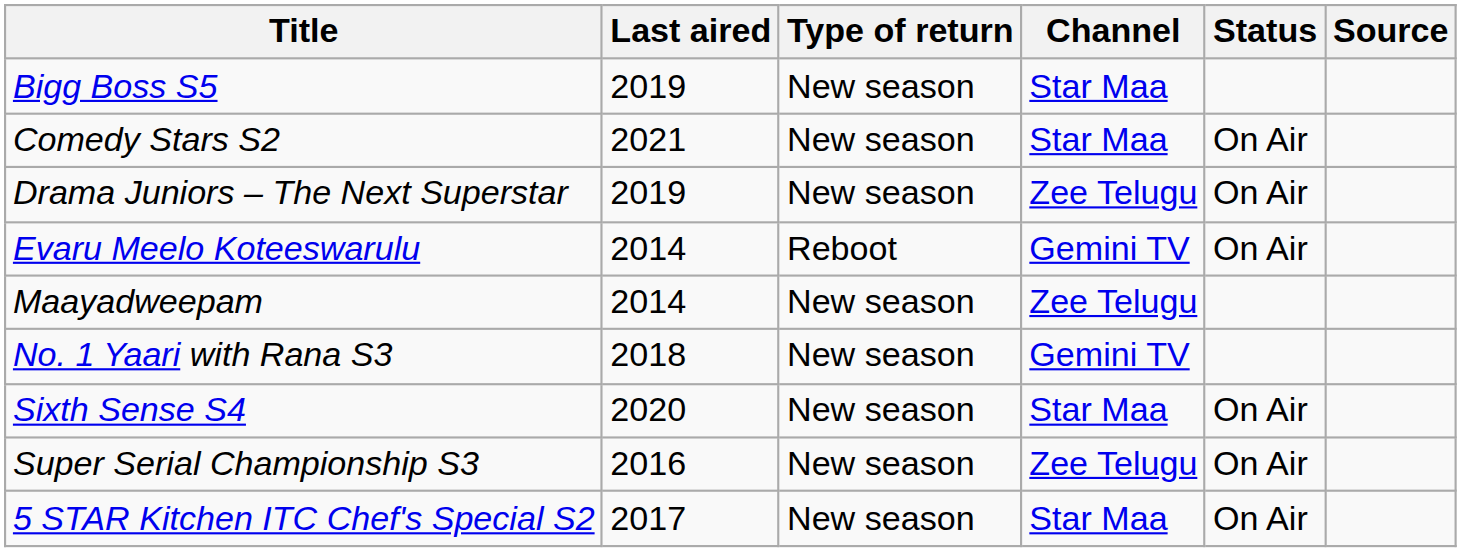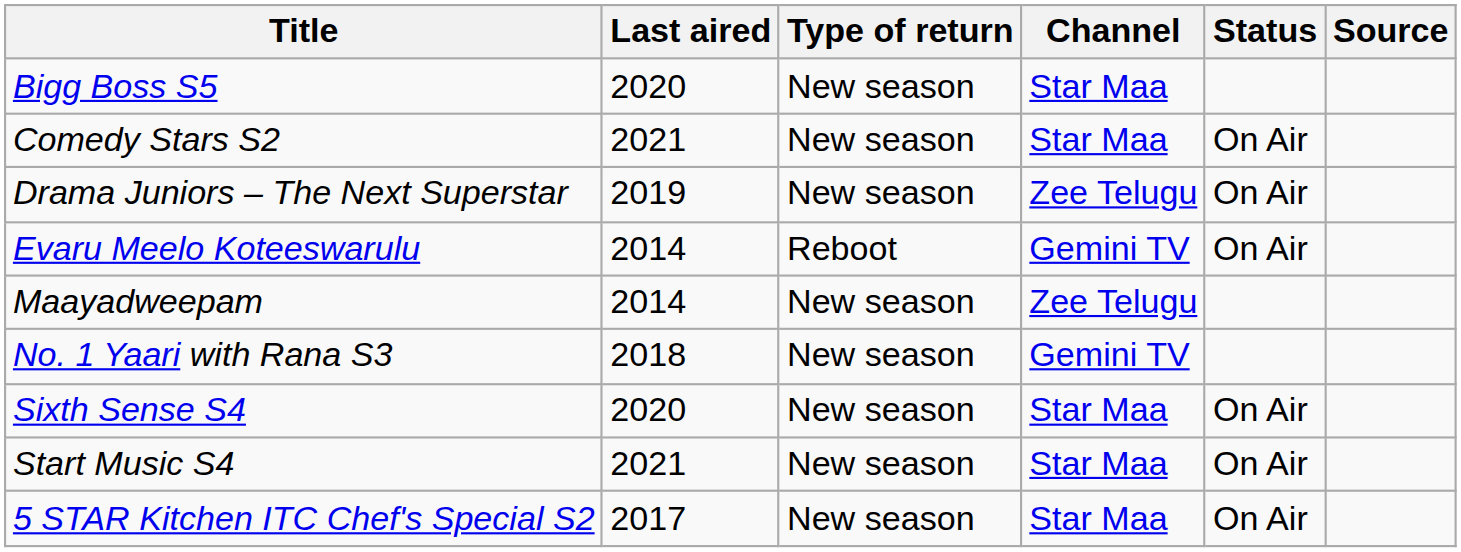(648, 85) 2019 -> (648, 85) 2020
+ row: (124, 463)
- row: (246, 463)
